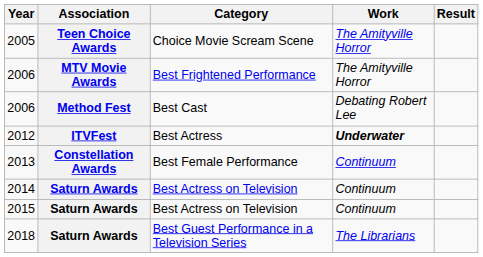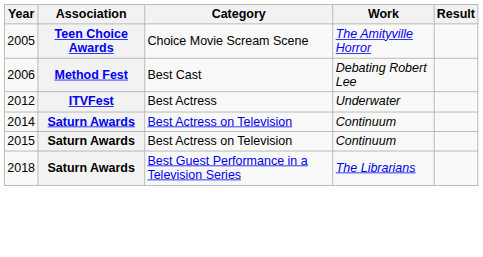- row: (21, 75)
(370, 135) bold -> (368, 101) normal
- row: (21, 162)
